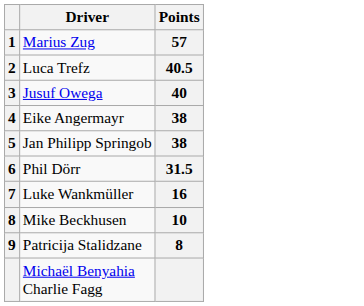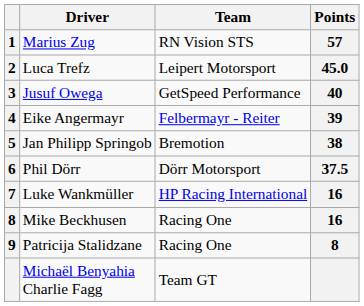+ column: (233, 17)
(179, 67) 40.5 -> (335, 67) 45.0
(179, 118) 38 -> (335, 118) 39
(179, 169) 31.5 -> (335, 169) 37.5
(179, 219) 10 -> (335, 219) 16
